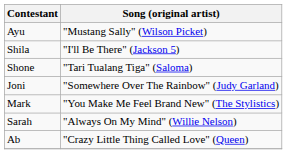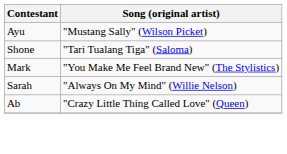- row: (18, 50)
- row: (16, 86)
